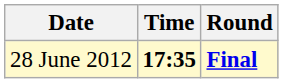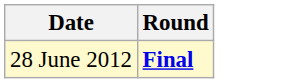- column: (169, 22)
